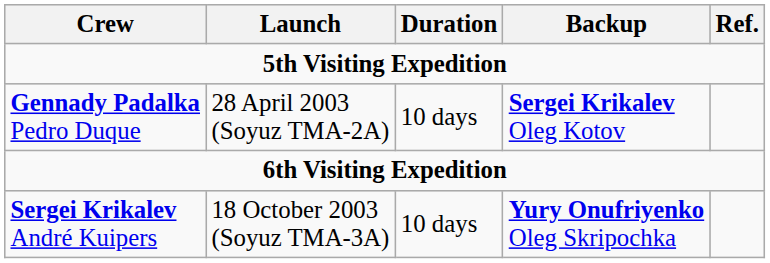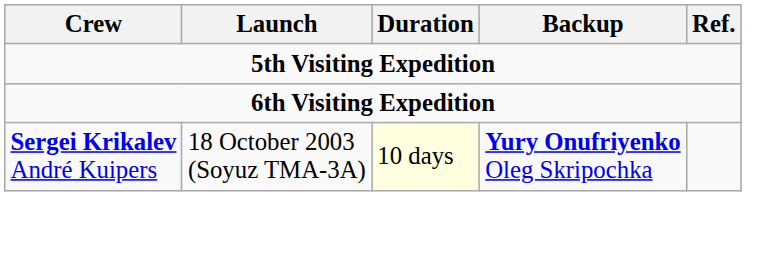- row: (105, 116)
(439, 223) no background -> (416, 156) lightyellow background
